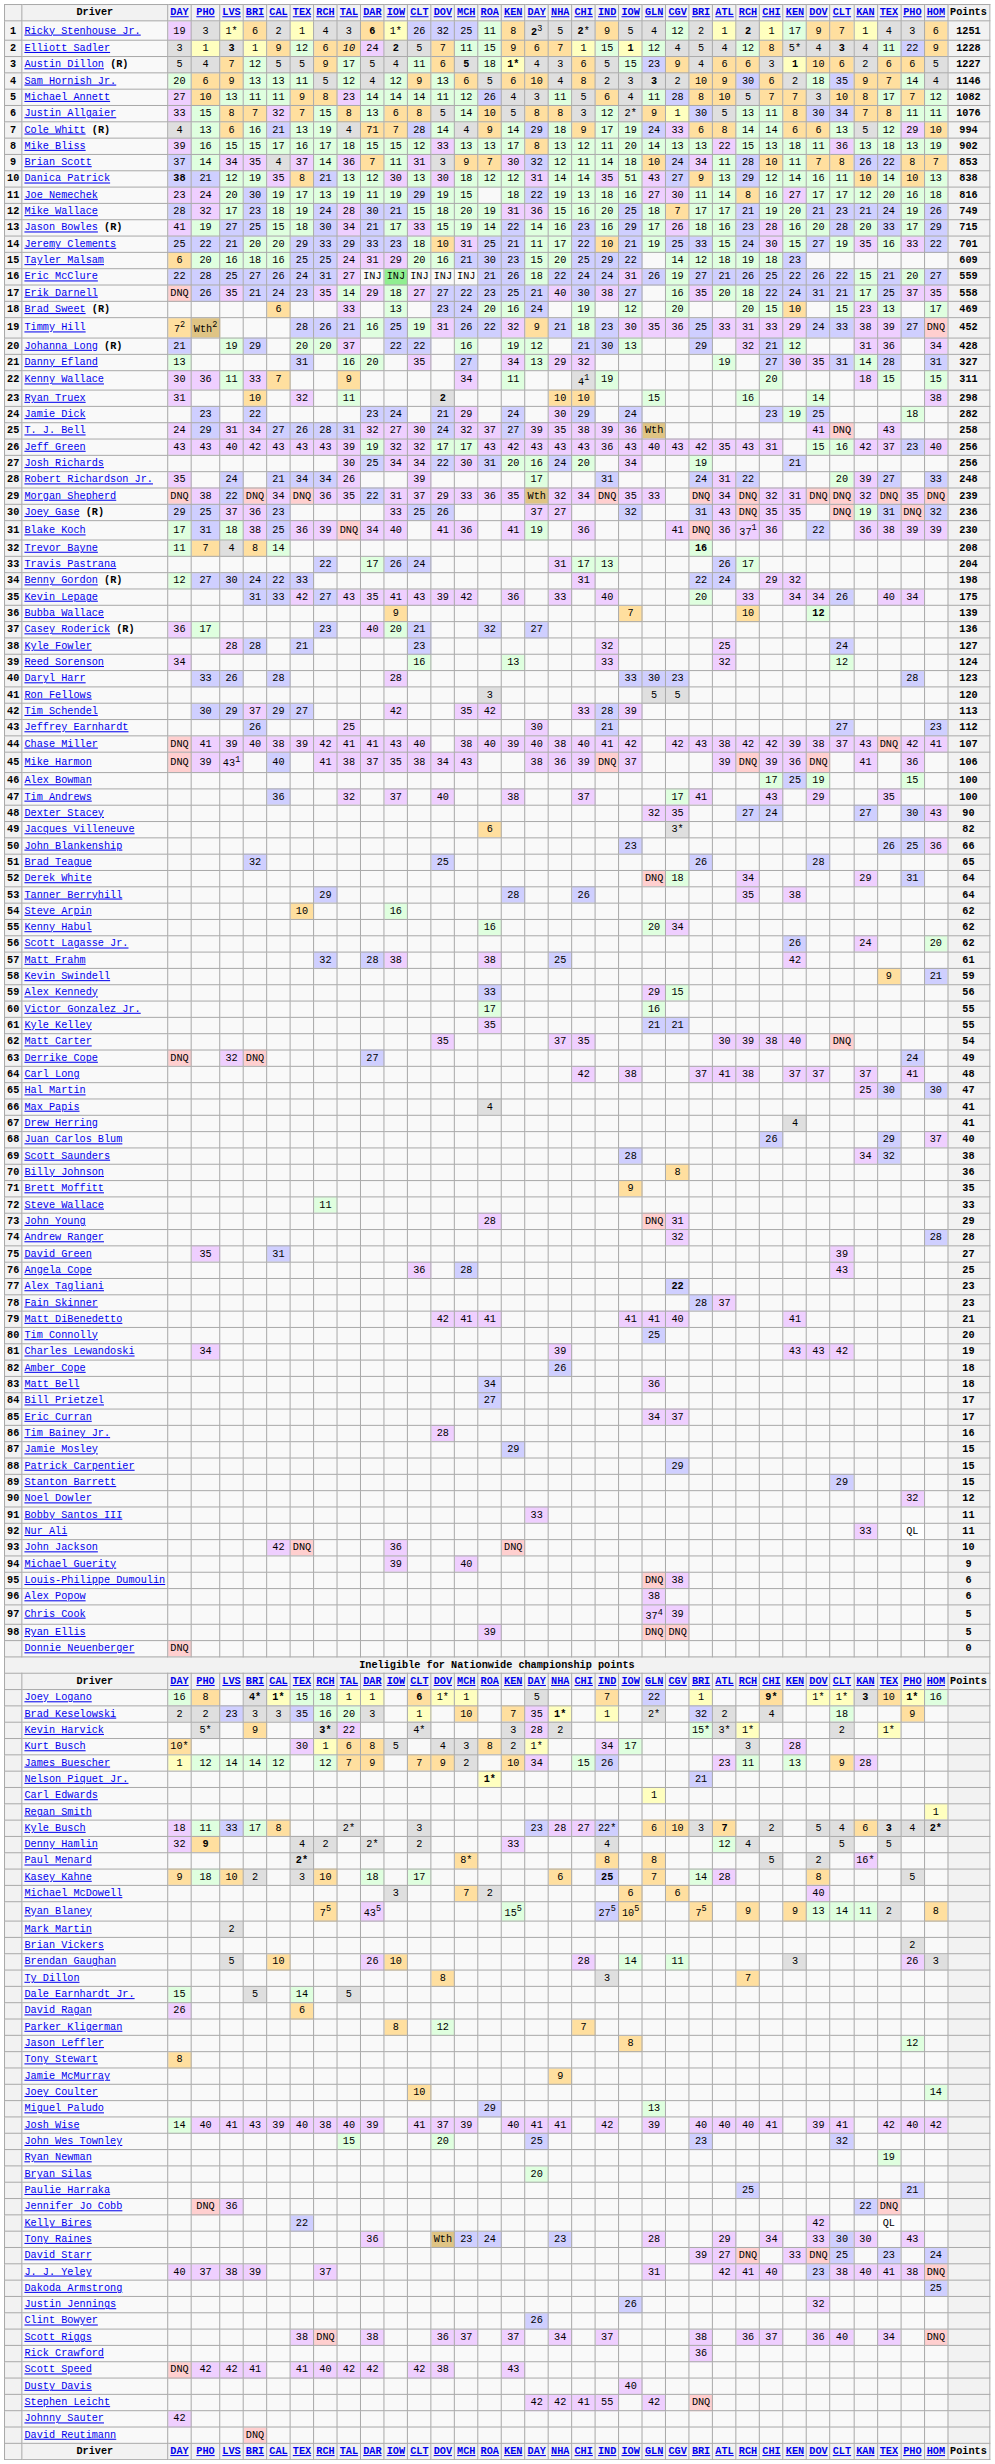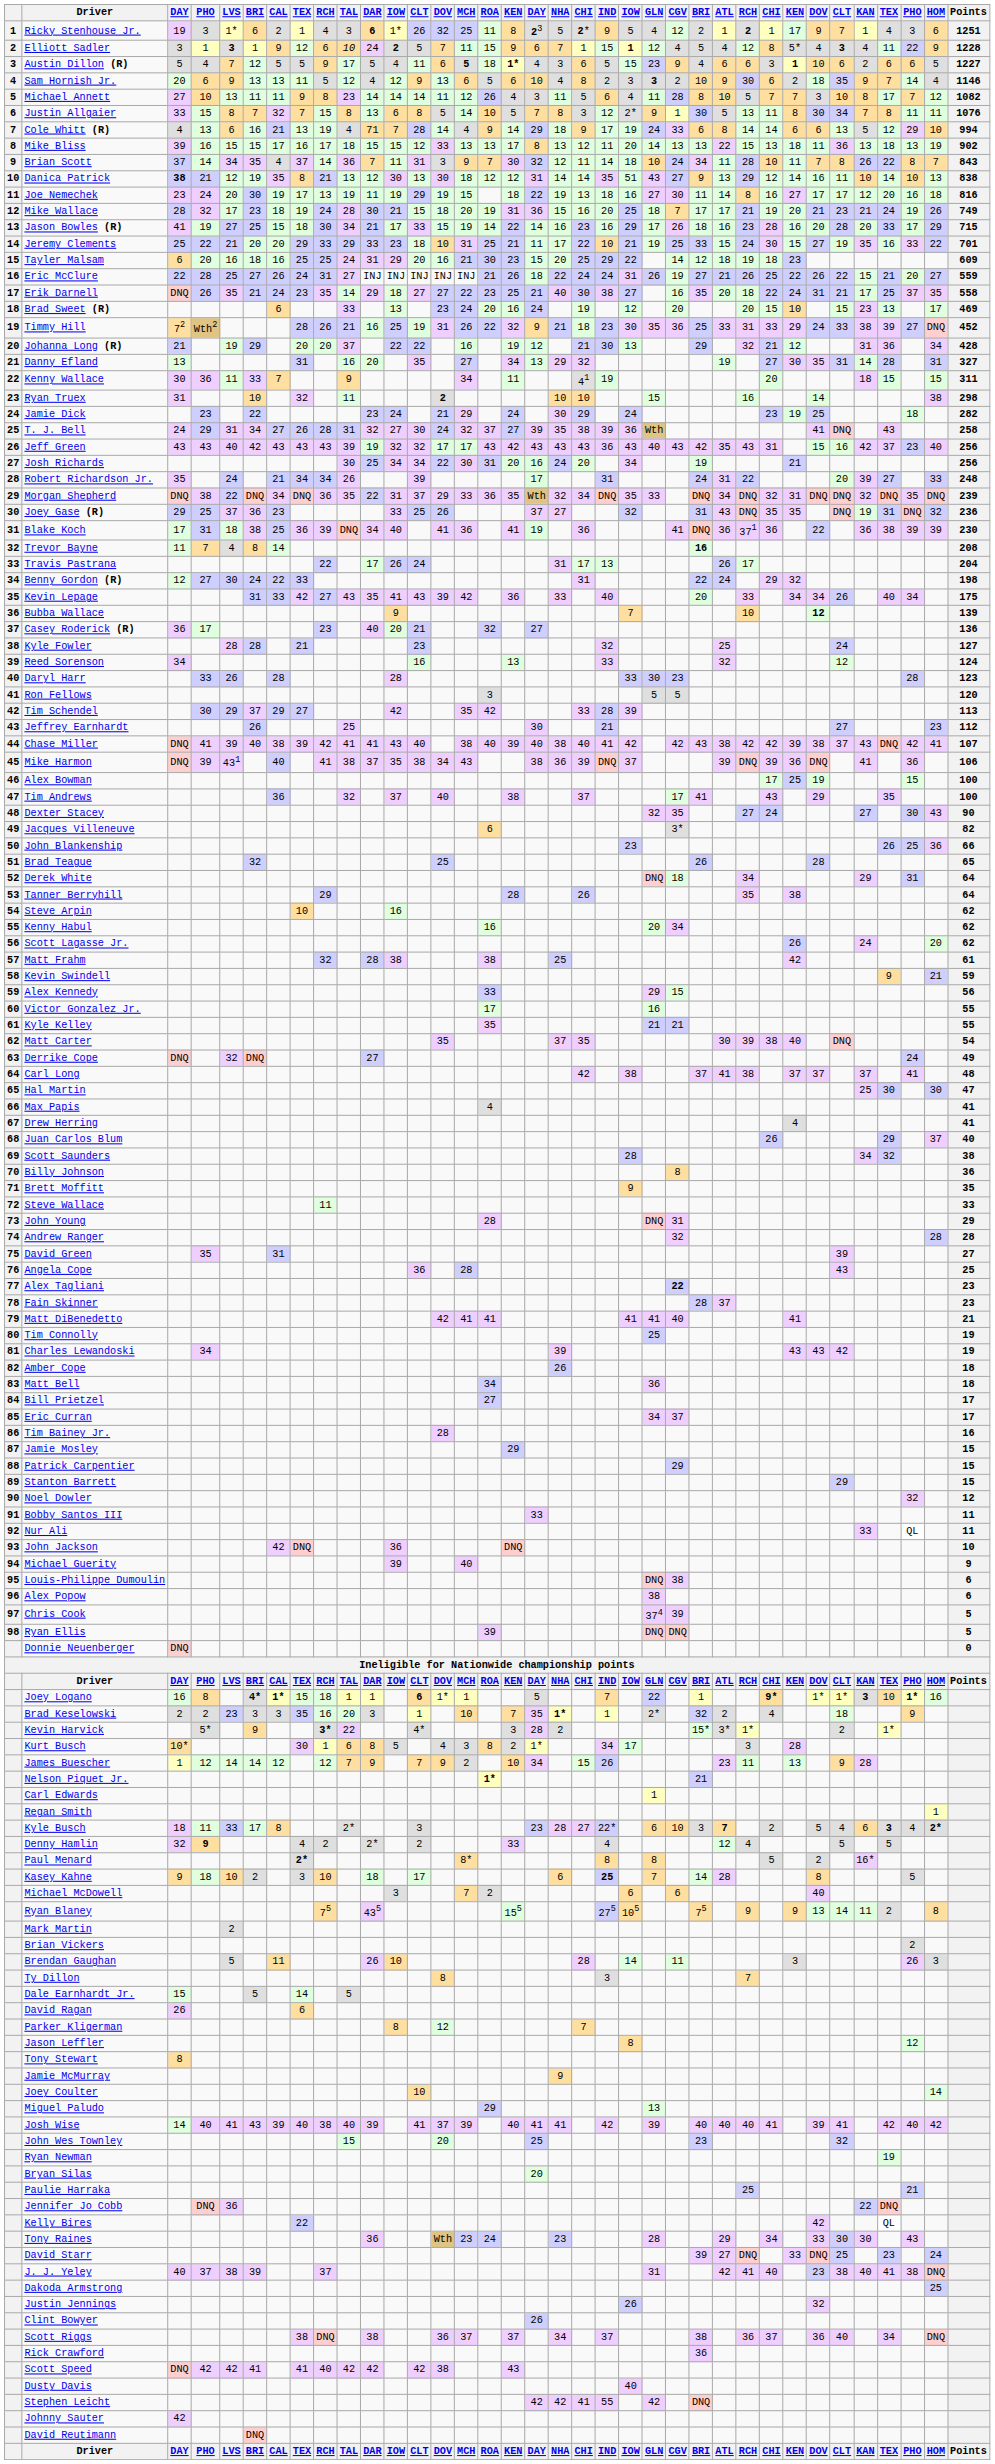(537, 114) 8 -> (537, 114) 7
(968, 163) 853 -> (968, 163) 843
(396, 277) lightgreen background -> (396, 277) no background
(968, 1335) 20 -> (968, 1335) 19
(278, 1962) 10 -> (278, 1962) 11
